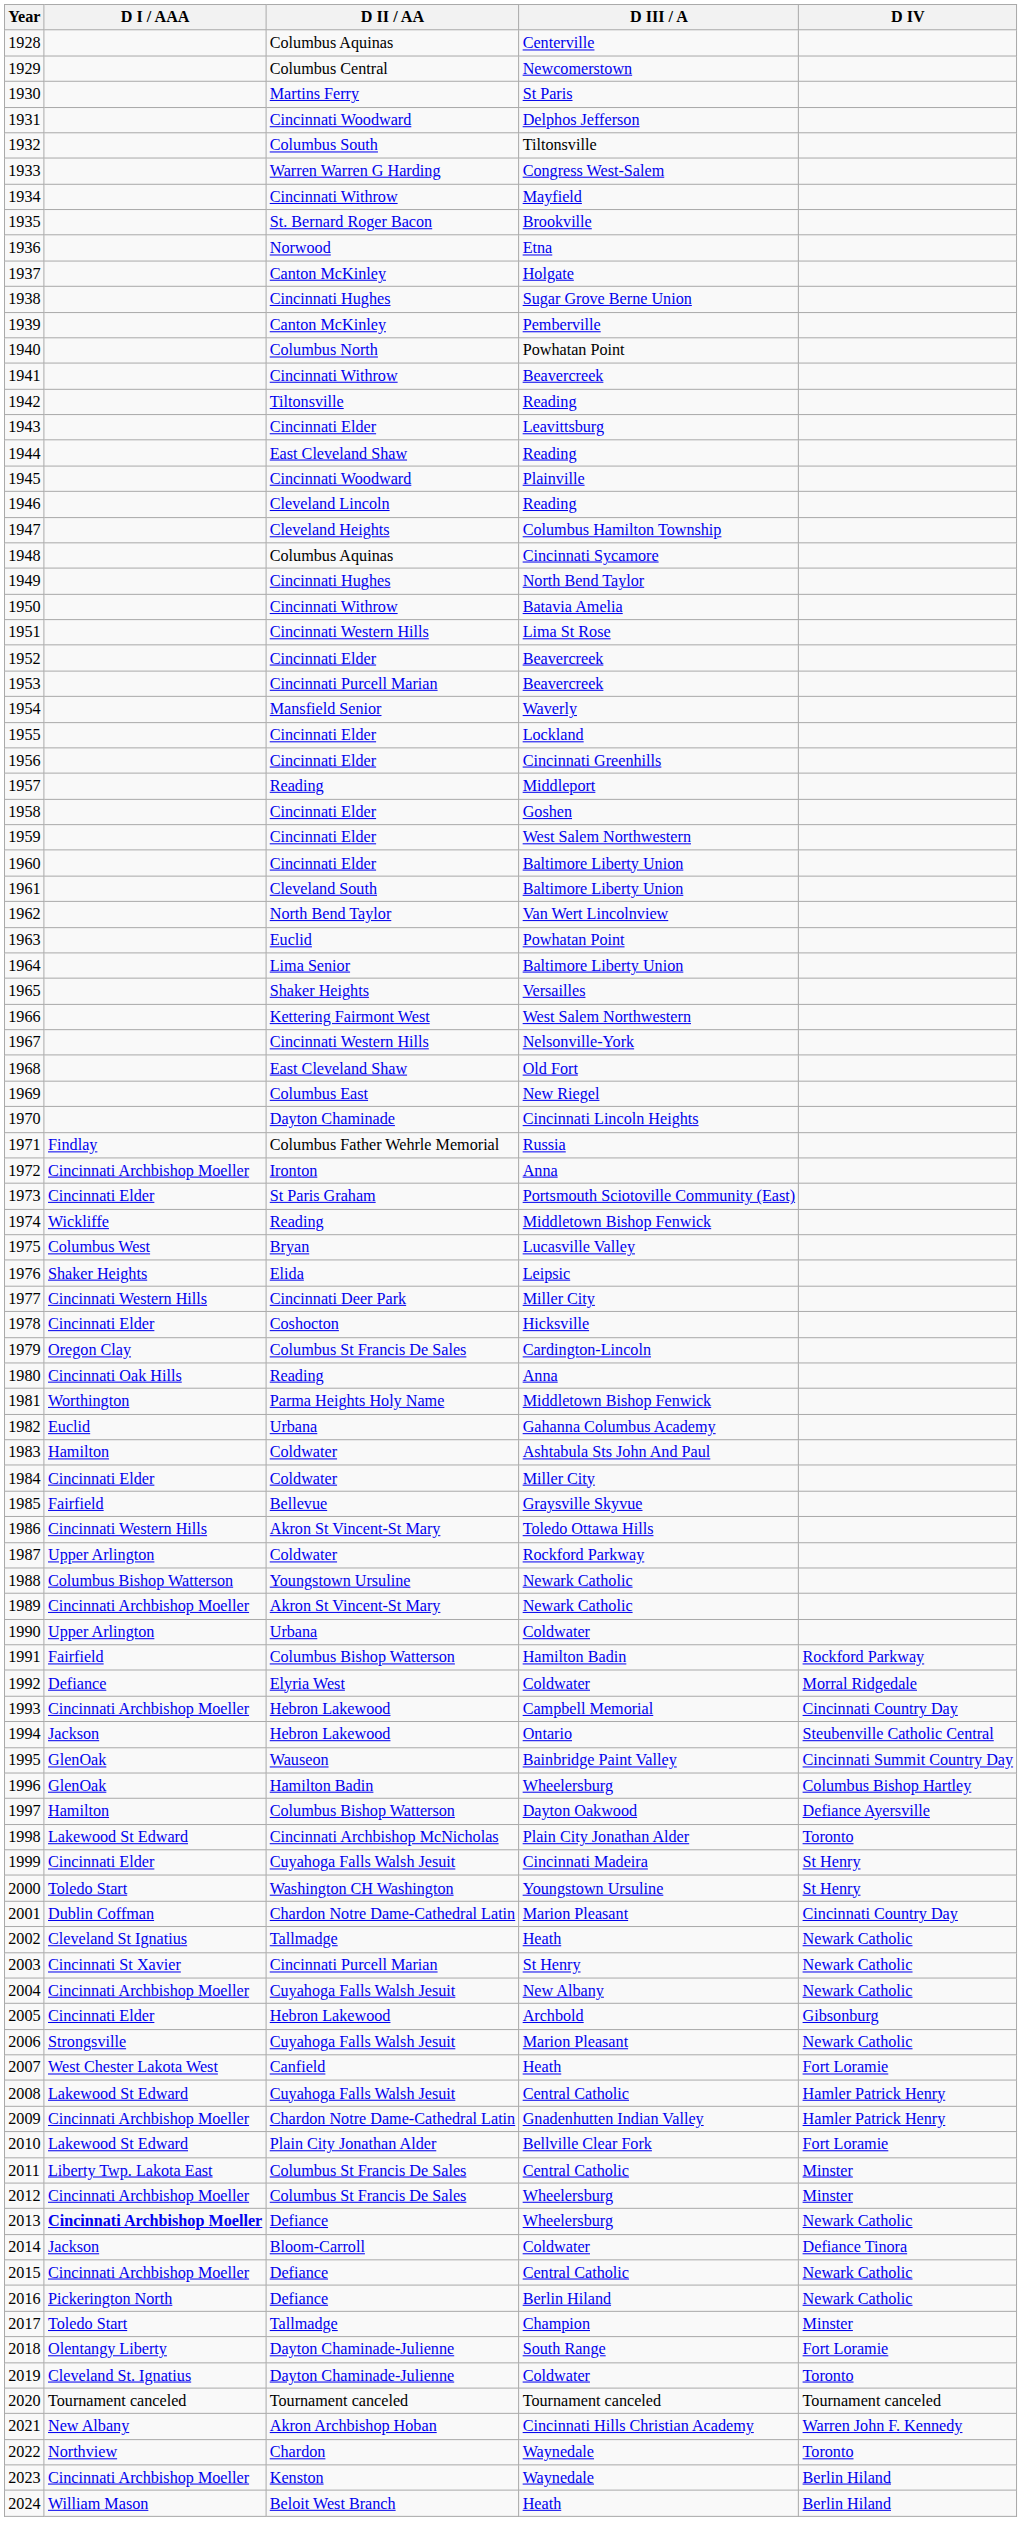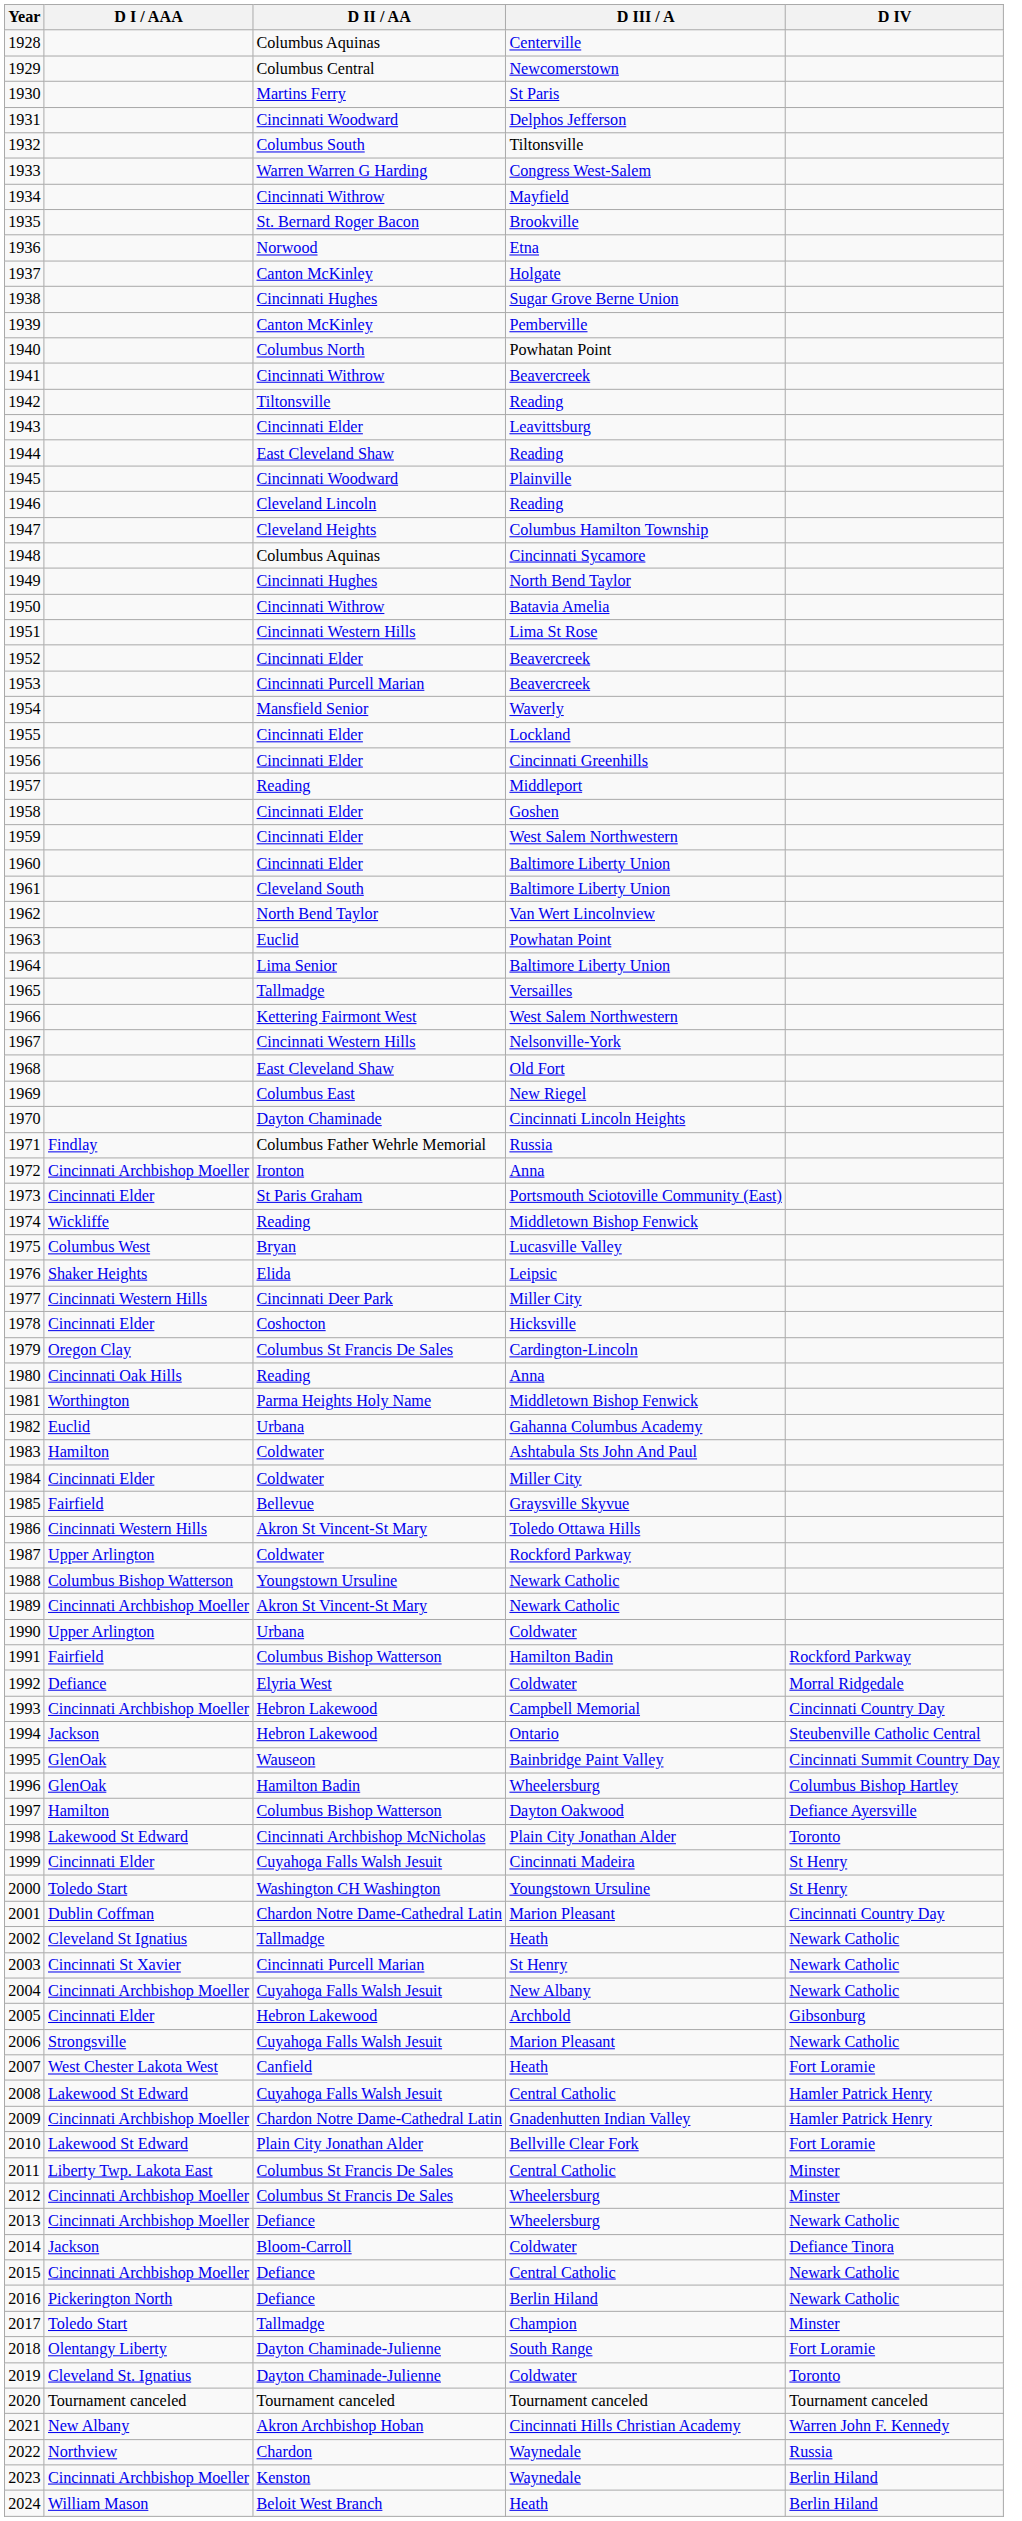(319, 991) Shaker Heights -> (291, 991) Tallmadge
(155, 2221) bold -> (149, 2221) normal
(828, 2452) Toronto -> (811, 2452) Russia
